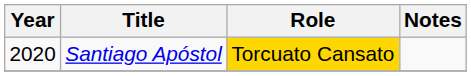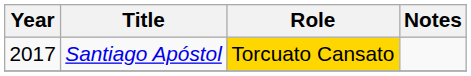(33, 53) 2020 -> (33, 53) 2017
